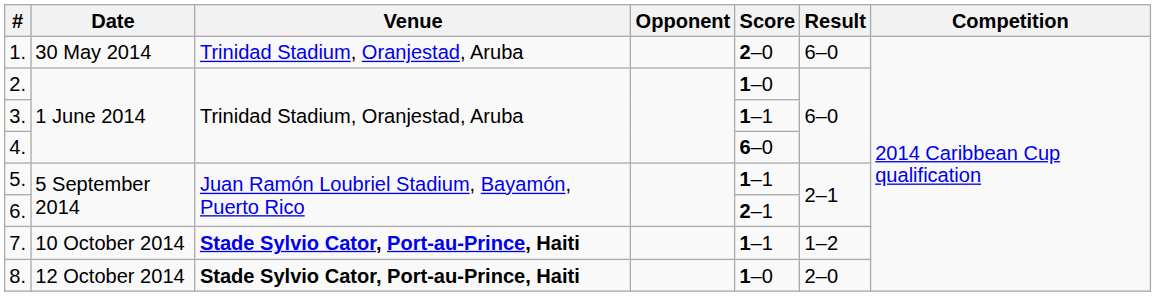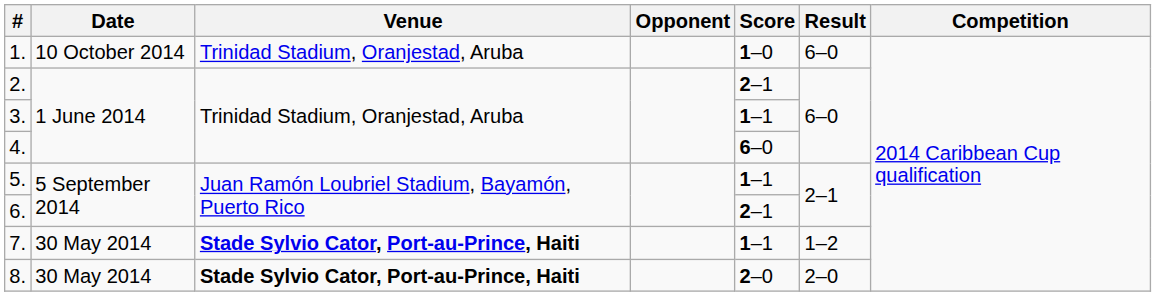(93, 52) 30 May 2014 -> (110, 52) 10 October 2014
(756, 52) 2–0 -> (756, 52) 1–0
(756, 84) 1–0 -> (756, 84) 2–1
(110, 243) 10 October 2014 -> (93, 243) 30 May 2014
(110, 275) 12 October 2014 -> (93, 275) 30 May 2014
(756, 275) 1–0 -> (756, 275) 2–0
